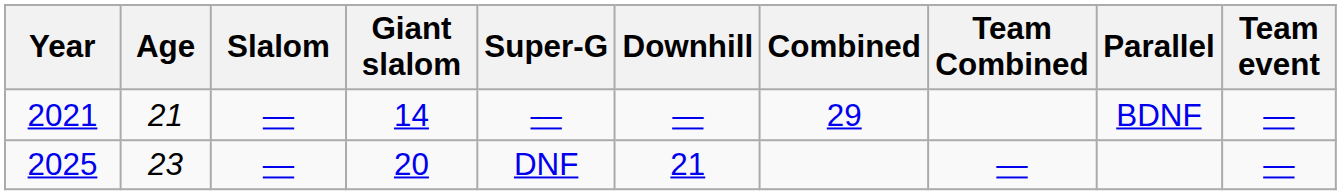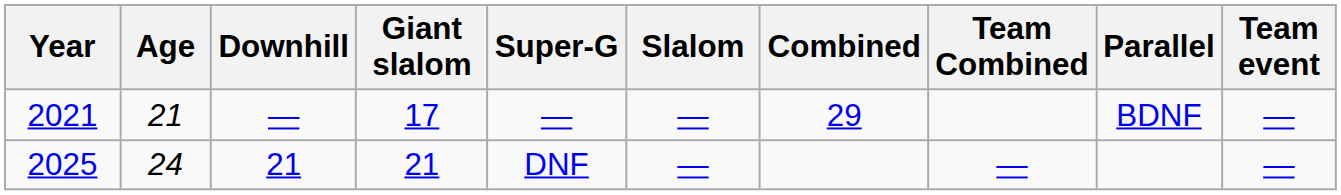columns swapped: (279, 47) <-> (688, 47)
(411, 114) 14 -> (422, 114) 17
(166, 164) 23 -> (166, 164) 24
(411, 164) 20 -> (422, 164) 21
